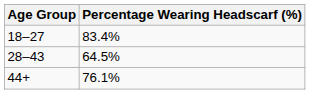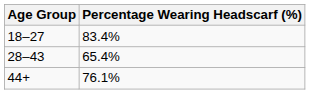(101, 57) 64.5% -> (101, 57) 65.4%
